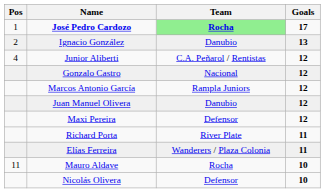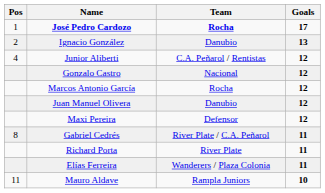(221, 27) lightgreen background -> (221, 27) no background
(221, 88) Rampla Juniors -> (221, 88) Rocha
+ row: (92, 134)
(221, 165) Rocha -> (221, 180) Rampla Juniors
- row: (92, 180)
